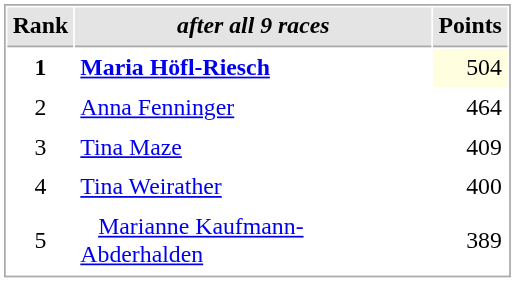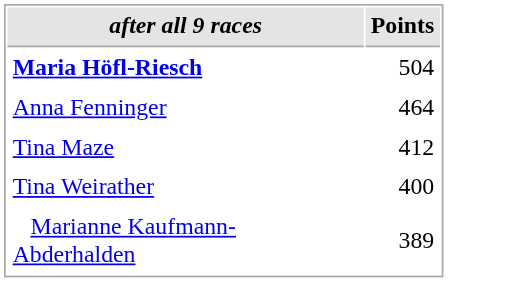- column: (40, 26)
(484, 67) lightyellow background -> (416, 67) no background
(484, 147) 409 -> (416, 147) 412
